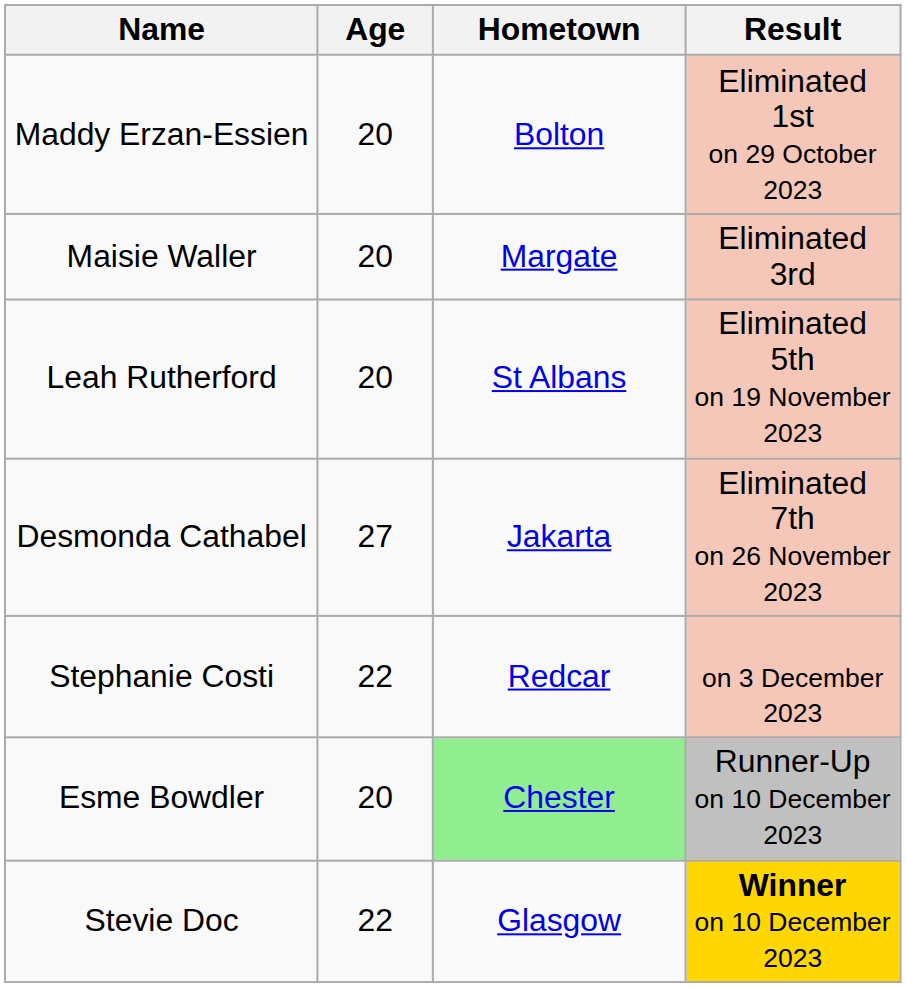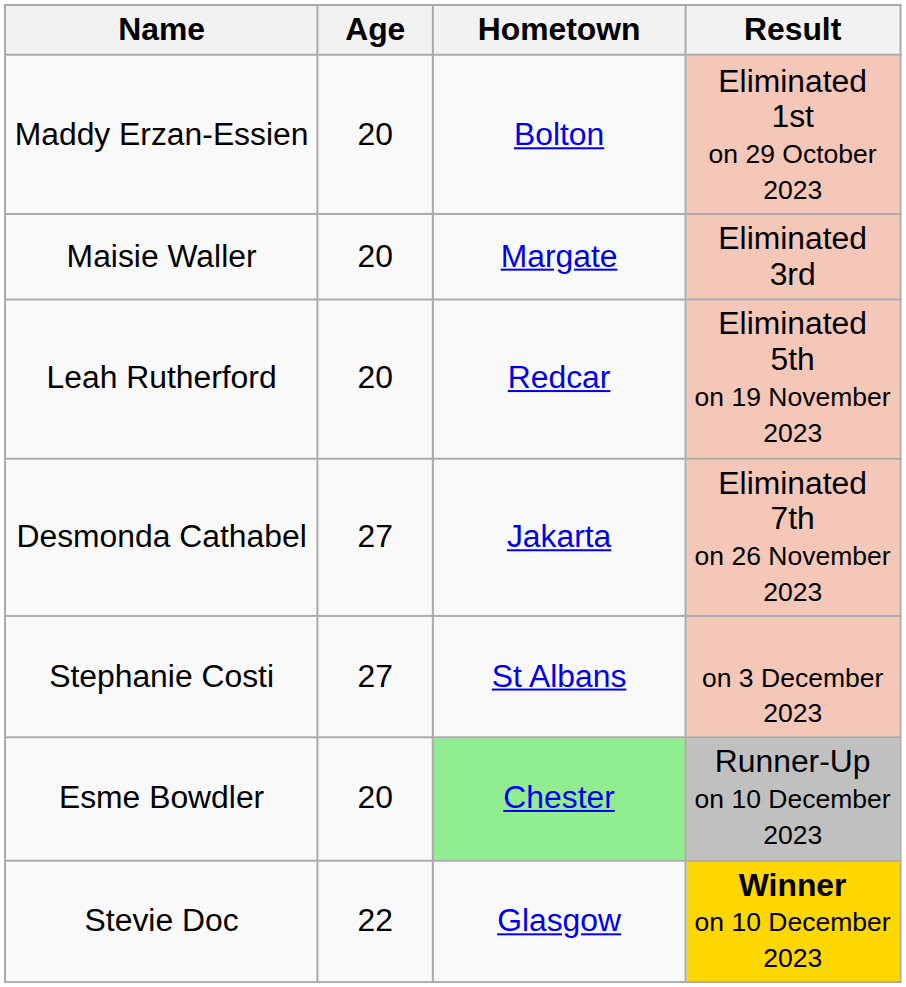(559, 378) St Albans -> (559, 378) Redcar
(375, 676) 22 -> (375, 676) 27
(559, 676) Redcar -> (559, 676) St Albans
